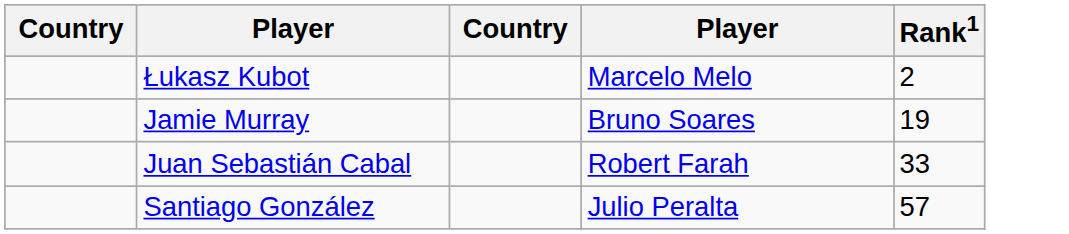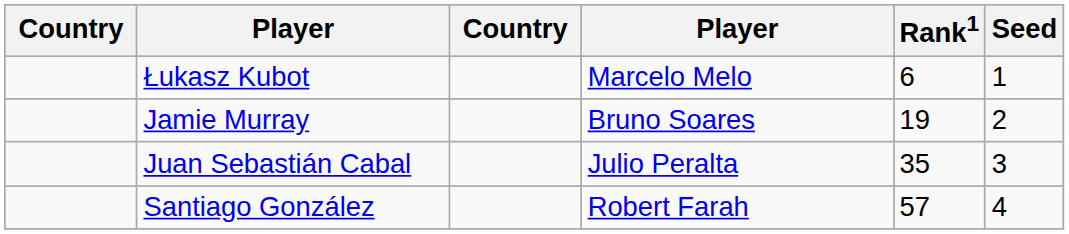+ column: (1024, 29)
(907, 76) 2 -> (907, 76) 6
(668, 163) Robert Farah -> (663, 163) Julio Peralta
(915, 163) 33 -> (915, 163) 35
(663, 207) Julio Peralta -> (668, 207) Robert Farah
